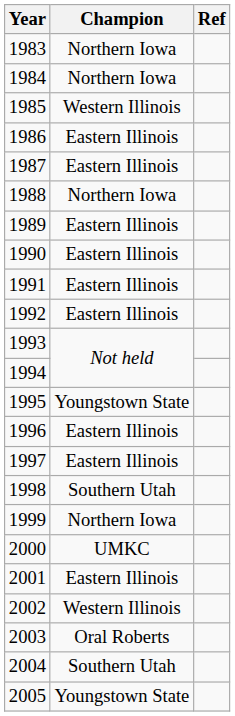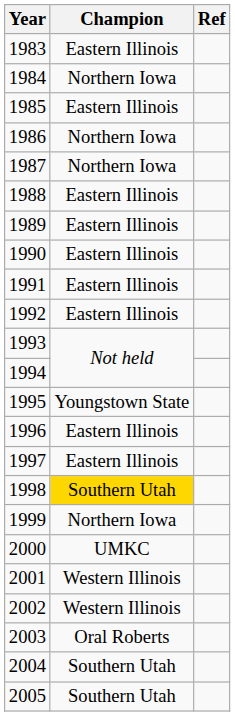(122, 48) Northern Iowa -> (122, 48) Eastern Illinois
(122, 107) Western Illinois -> (122, 107) Eastern Illinois
(122, 136) Eastern Illinois -> (122, 136) Northern Iowa
(122, 166) Eastern Illinois -> (122, 166) Northern Iowa
(122, 195) Northern Iowa -> (122, 195) Eastern Illinois
(122, 490) no background -> (122, 490) gold background
(122, 578) Eastern Illinois -> (122, 578) Western Illinois
(122, 696) Youngstown State -> (122, 696) Southern Utah
